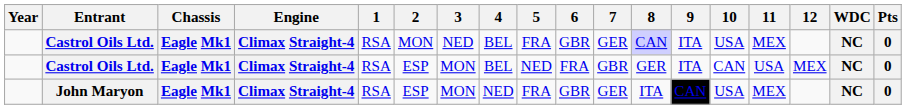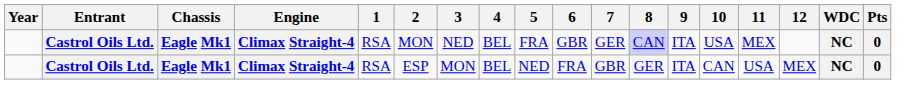- row: (23, 92)
